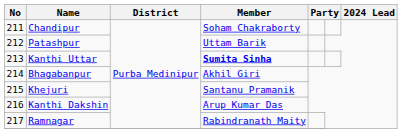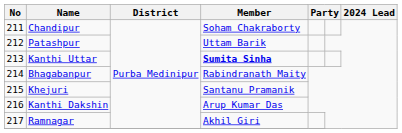(232, 74) Akhil Giri -> (254, 74) Rabindranath Maity
(254, 120) Rabindranath Maity -> (232, 120) Akhil Giri
